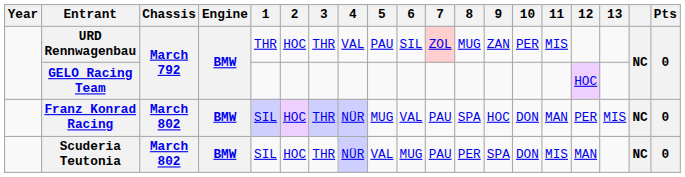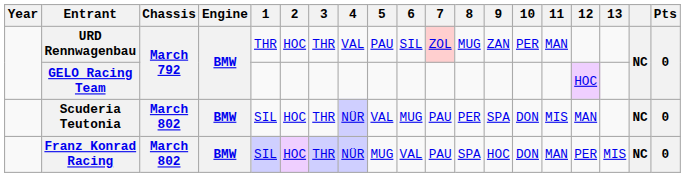(557, 44) MIS -> (557, 44) MAN
rows swapped: (90, 154) <-> (90, 117)
